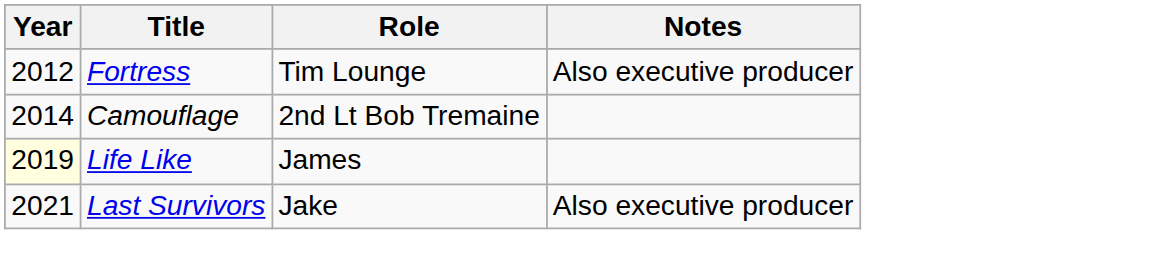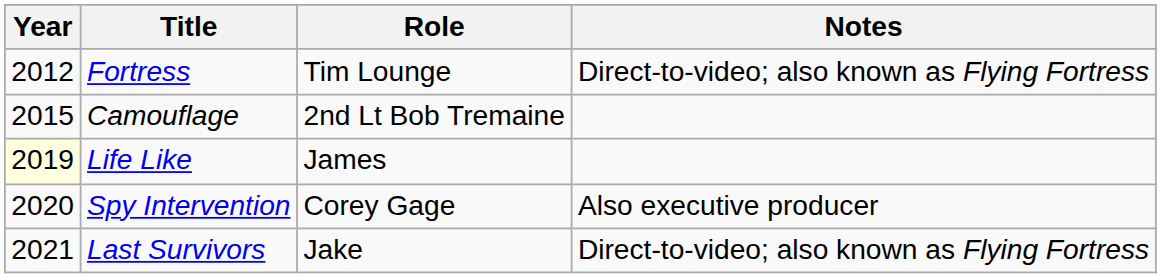(703, 71) Also executive producer -> (864, 71) Direct-to-video; also known as Flying Fortress
(43, 116) 2014 -> (43, 116) 2015
+ row: (189, 205)
(703, 205) Also executive producer -> (864, 250) Direct-to-video; also known as Flying Fortress
